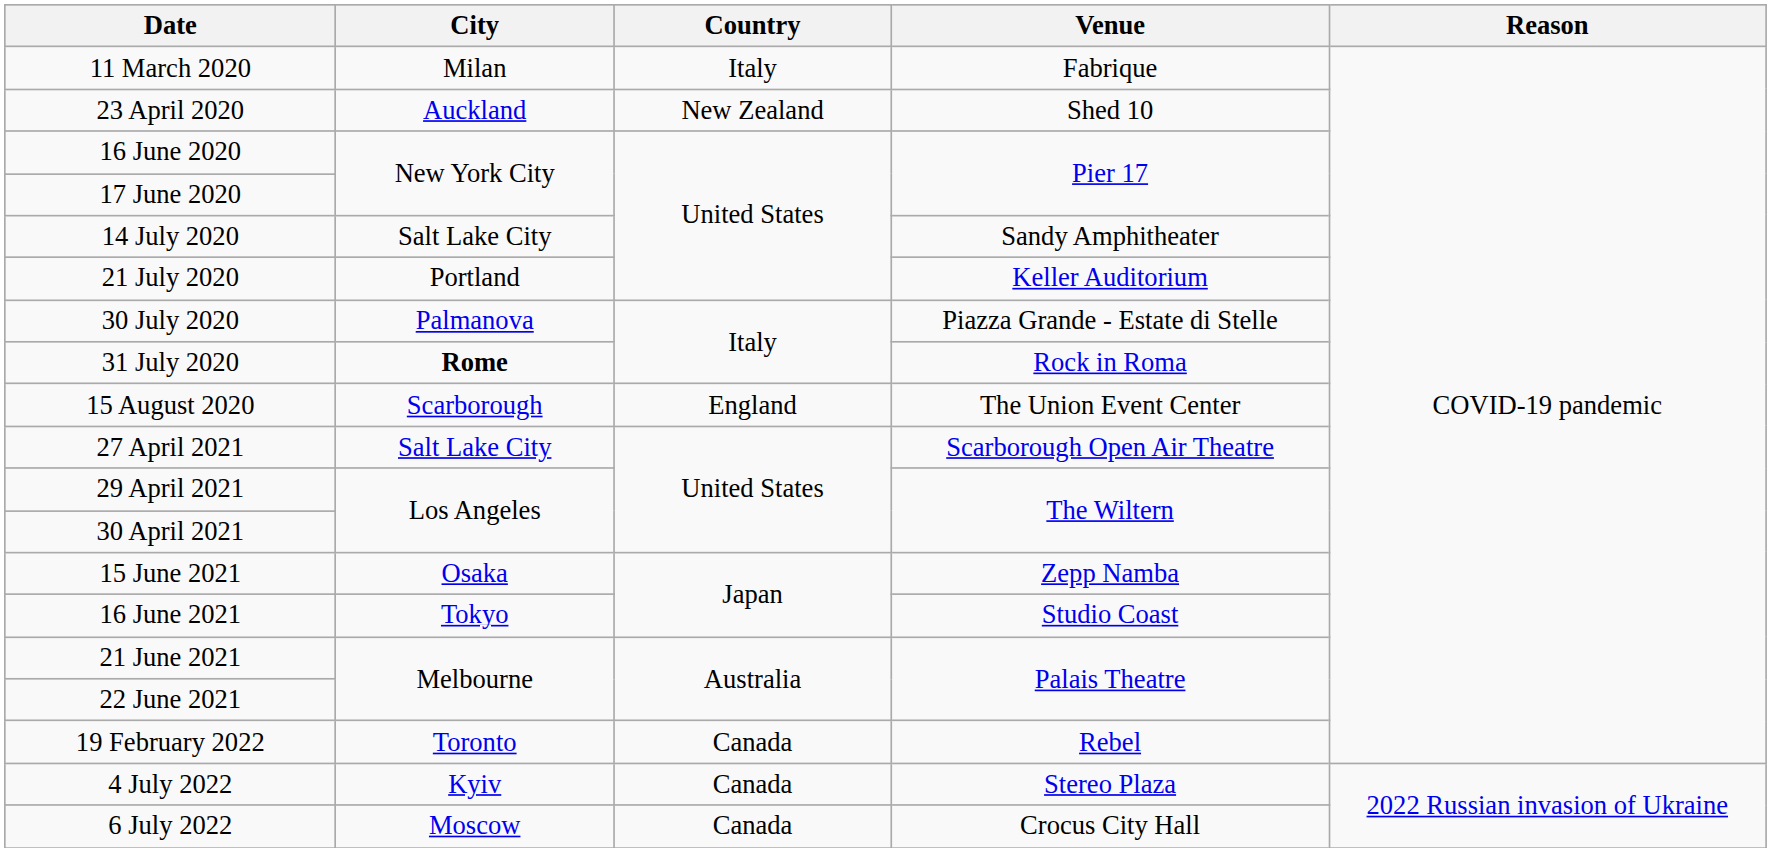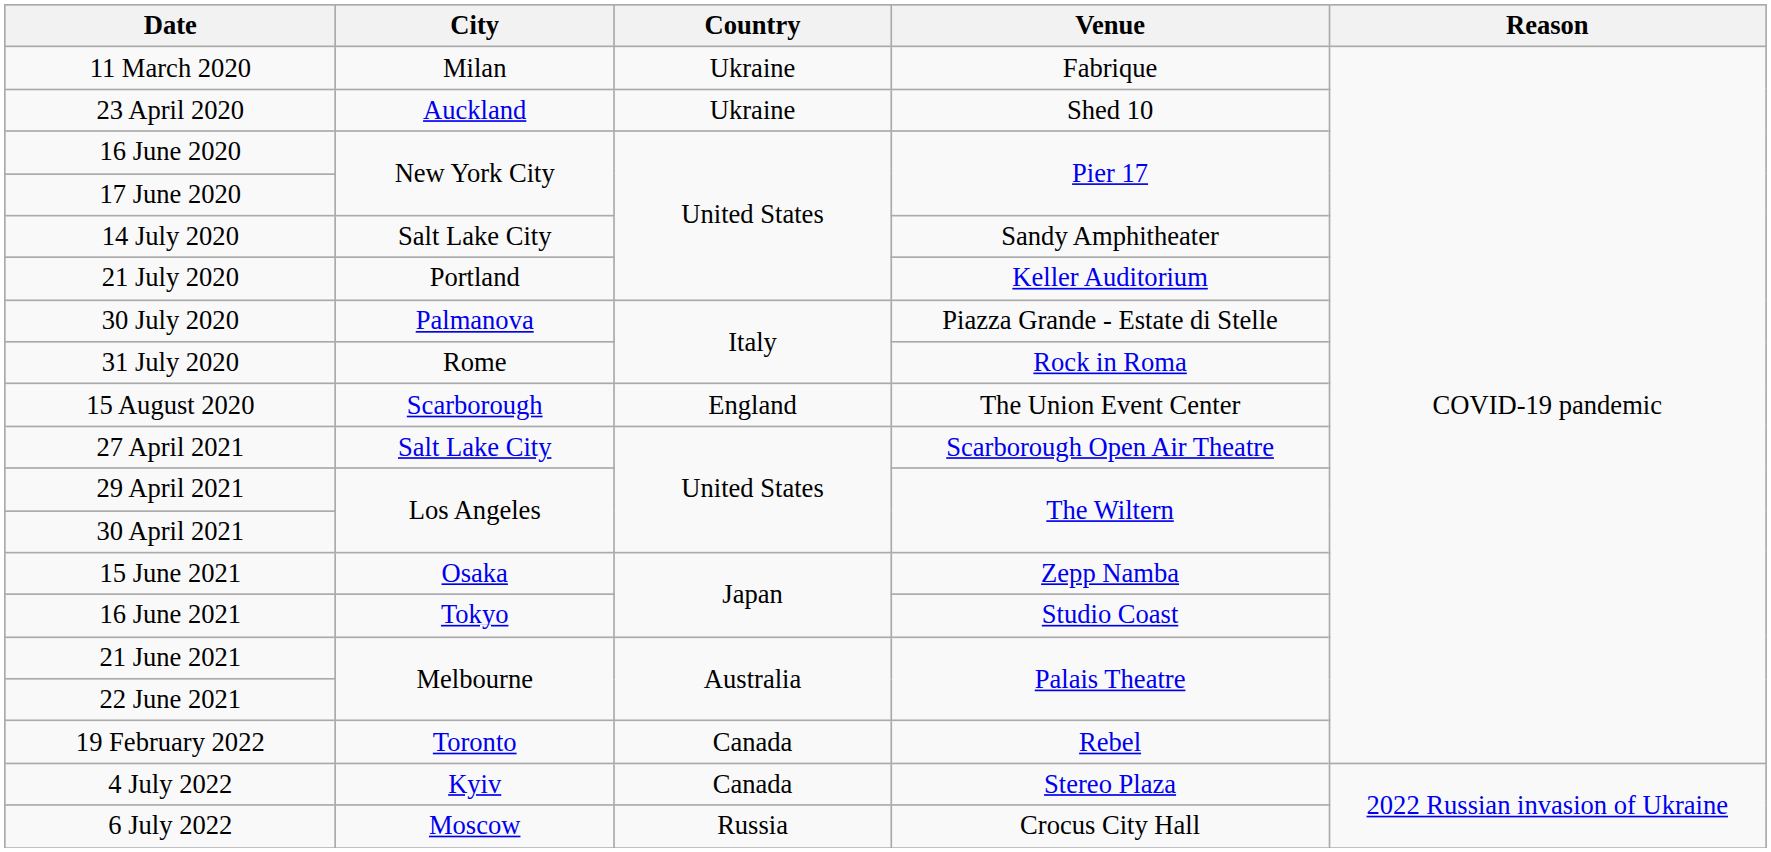(753, 67) Italy -> (753, 67) Ukraine
(753, 109) New Zealand -> (753, 109) Ukraine
(475, 362) bold -> (475, 362) normal
(753, 825) Canada -> (753, 825) Russia
